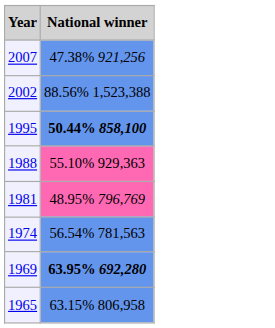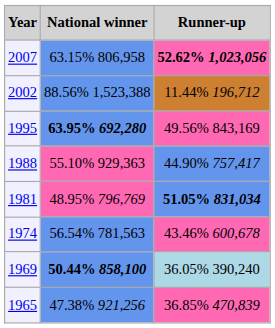+ column: (212, 22)
(97, 58) 47.38% 921,256 -> (97, 58) 63.15% 806,958
(97, 128) 50.44% 858,100 -> (97, 128) 63.95% 692,280
(97, 269) 63.95% 692,280 -> (97, 269) 50.44% 858,100
(97, 305) 63.15% 806,958 -> (97, 305) 47.38% 921,256
